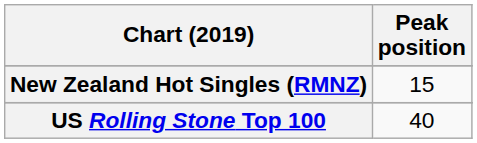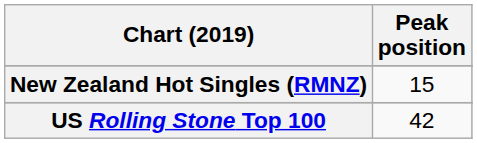(422, 120) 40 -> (422, 120) 42
